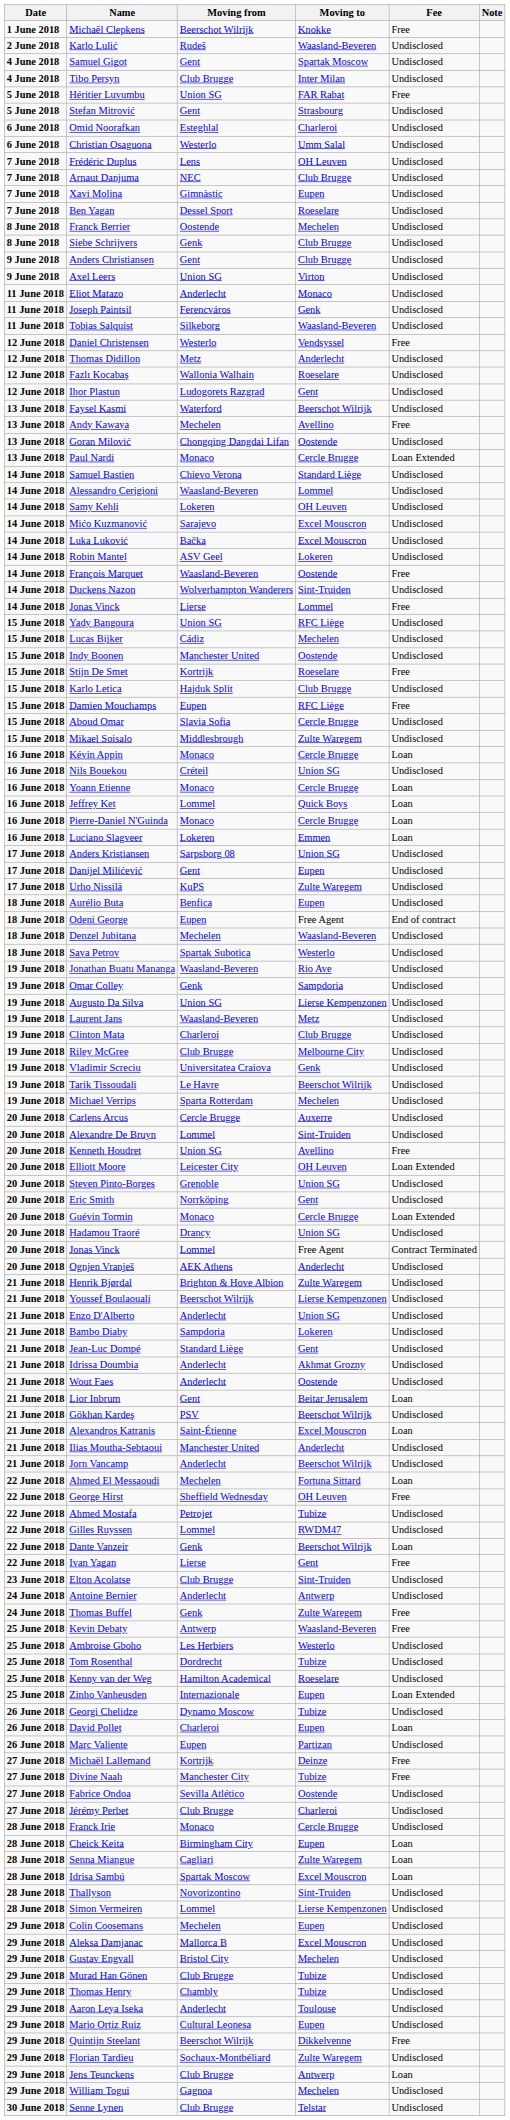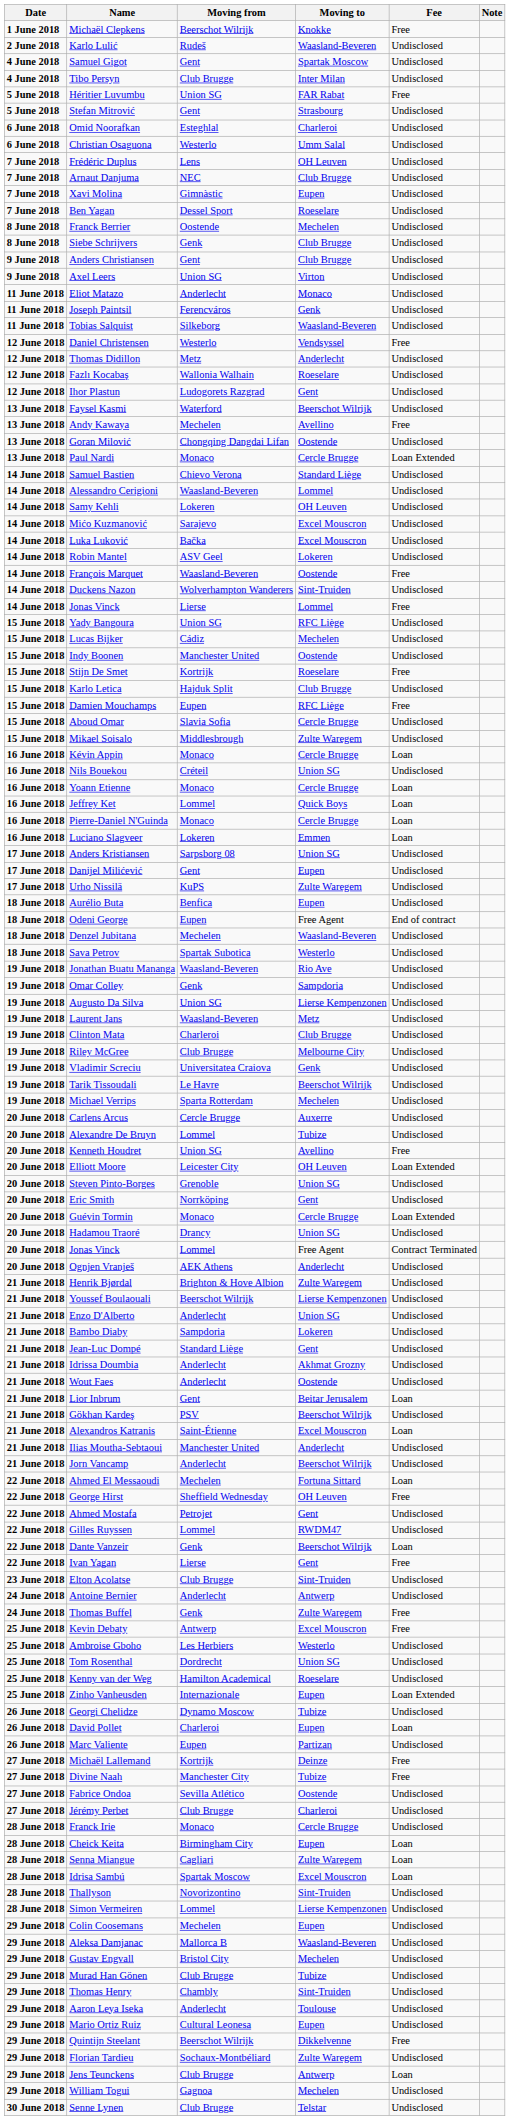(324, 1134) Sint-Truiden -> (312, 1134) Tubize
(312, 1513) Tubize -> (308, 1513) Gent
(337, 1629) Waasland-Beveren -> (332, 1629) Excel Mouscron
(312, 1662) Tubize -> (319, 1662) Union SG
(332, 1942) Excel Mouscron -> (337, 1942) Waasland-Beveren
(312, 1991) Tubize -> (324, 1991) Sint-Truiden
